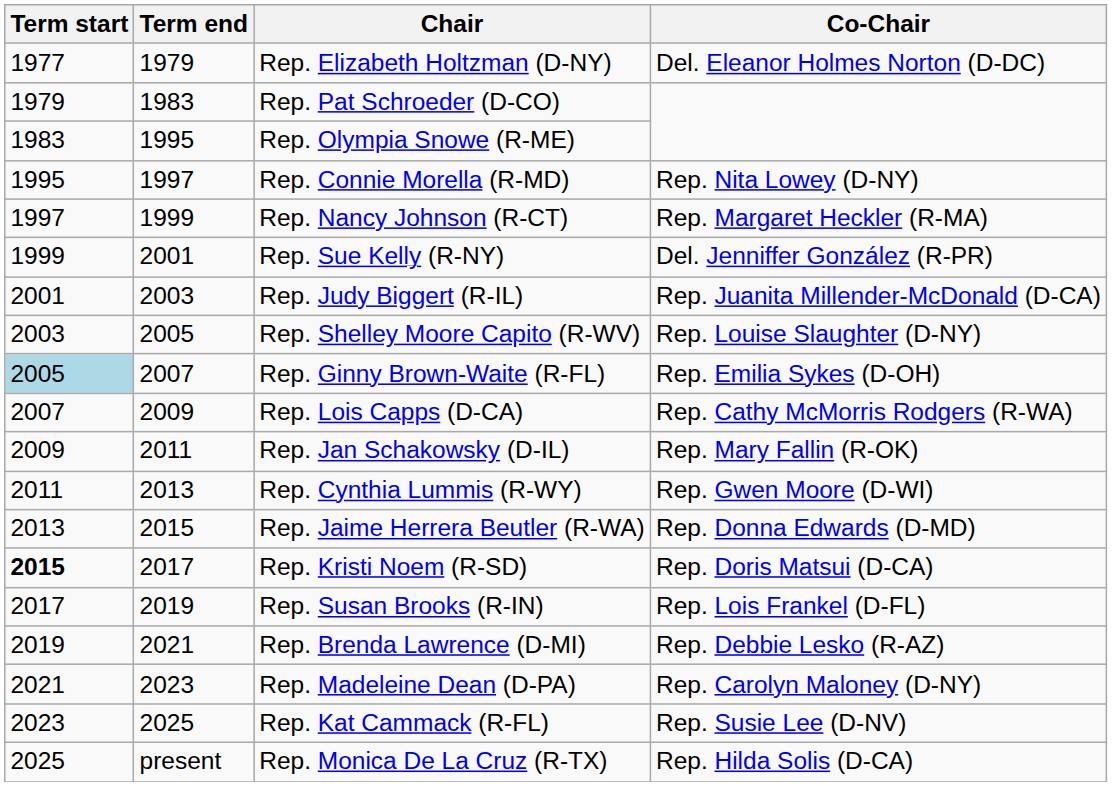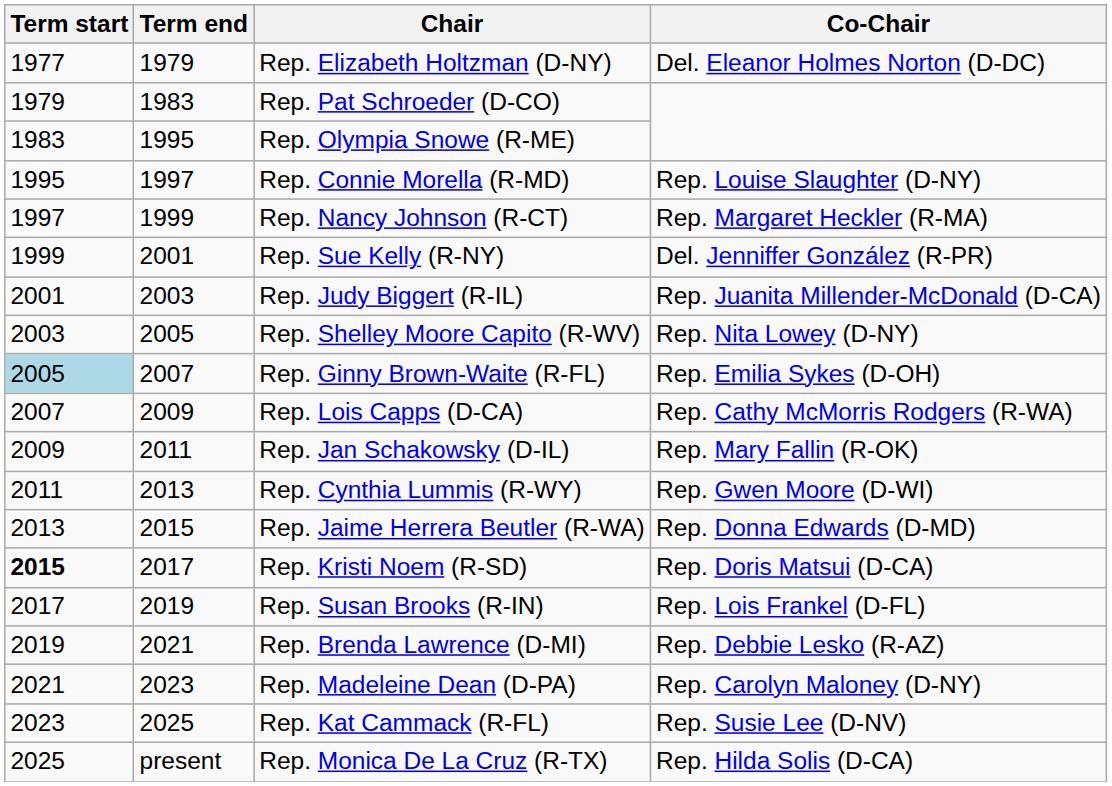(787, 179) Rep. Nita Lowey (D-NY) -> (819, 179) Rep. Louise Slaughter (D-NY)
(819, 334) Rep. Louise Slaughter (D-NY) -> (787, 334) Rep. Nita Lowey (D-NY)
